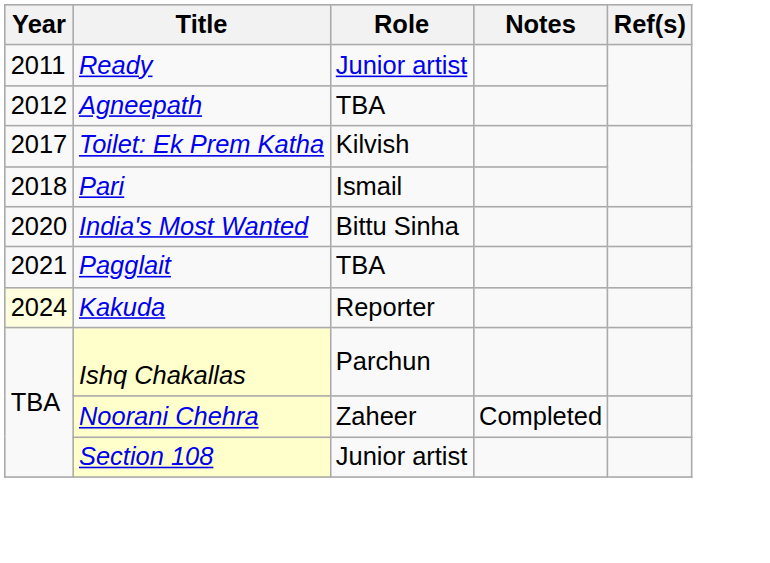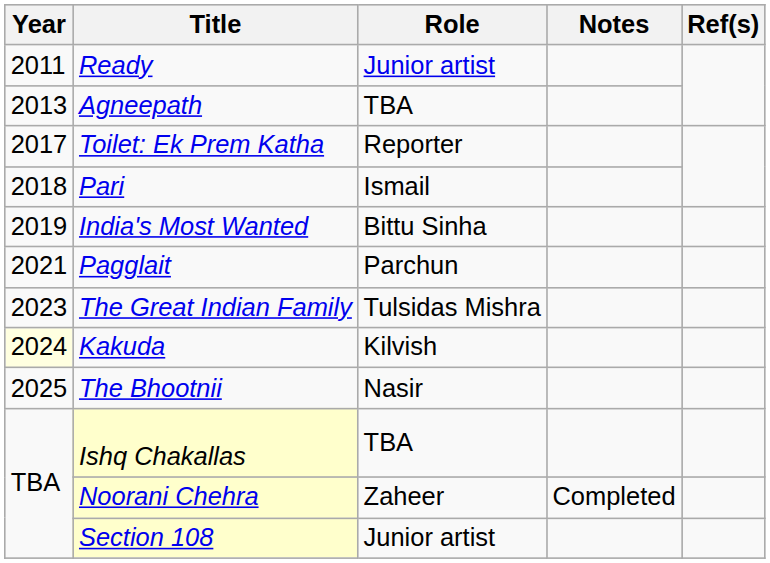(39, 105) 2012 -> (39, 105) 2013
(373, 145) Kilvish -> (413, 145) Reporter
(39, 226) 2020 -> (39, 226) 2019
(361, 266) TBA -> (411, 266) Parchun
+ row: (215, 307)
(385, 307) Reporter -> (400, 347) Kilvish
+ row: (150, 387)
(383, 361) Parchun -> (388, 442) TBA
